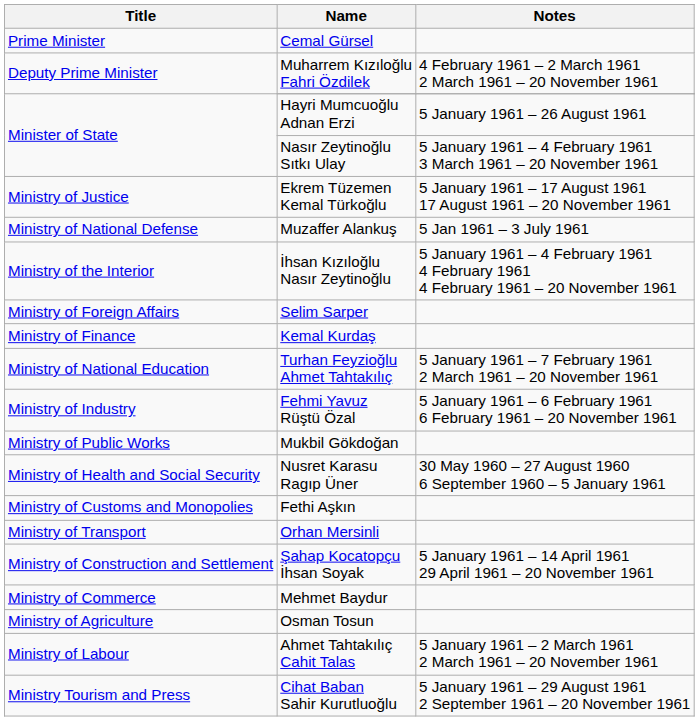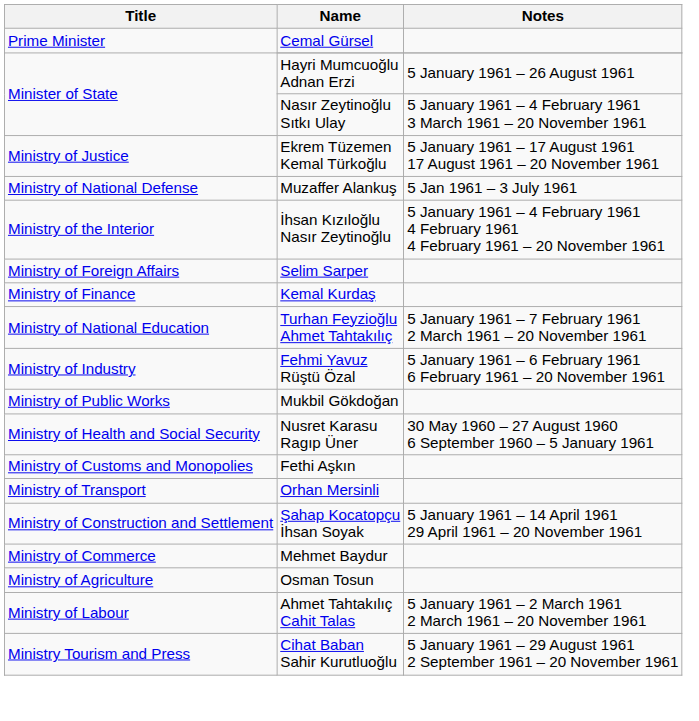- row: (346, 73)
